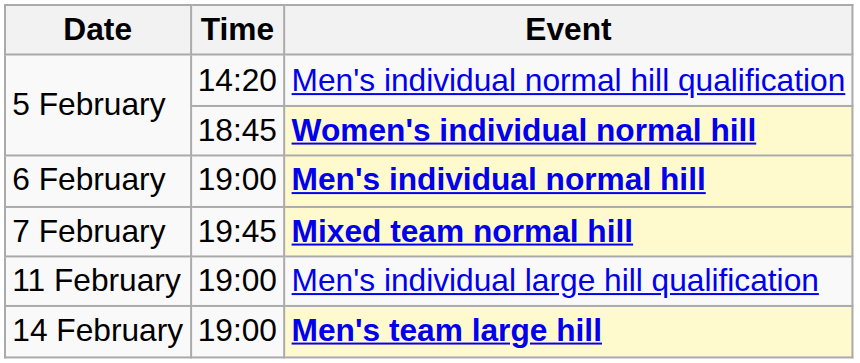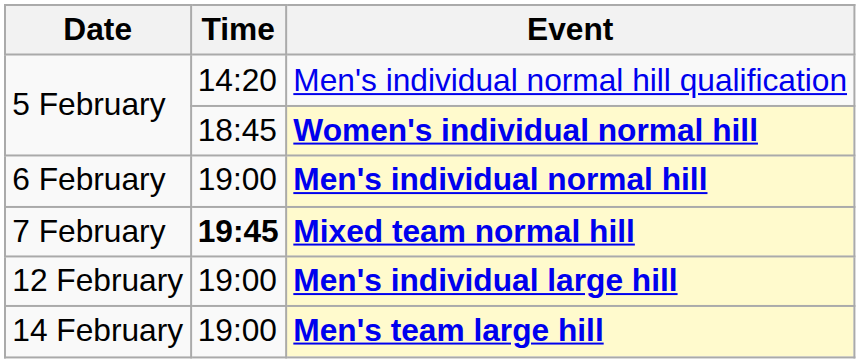(237, 230) normal -> (238, 230) bold
- row: (555, 280)
+ row: (485, 280)
